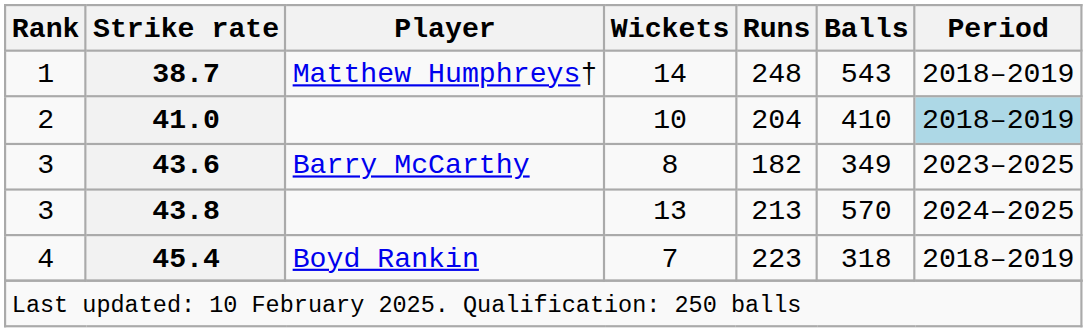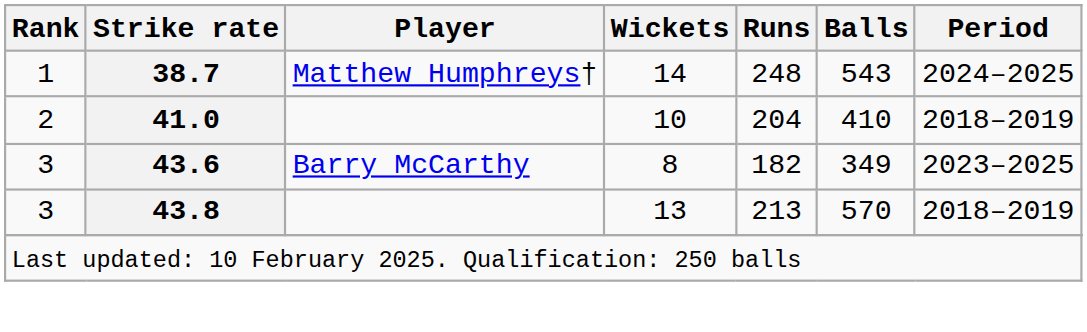(998, 74) 2018–2019 -> (998, 74) 2024–2025
(998, 120) lightblue background -> (998, 120) no background
(998, 212) 2024–2025 -> (998, 212) 2018–2019
- row: (186, 258)
